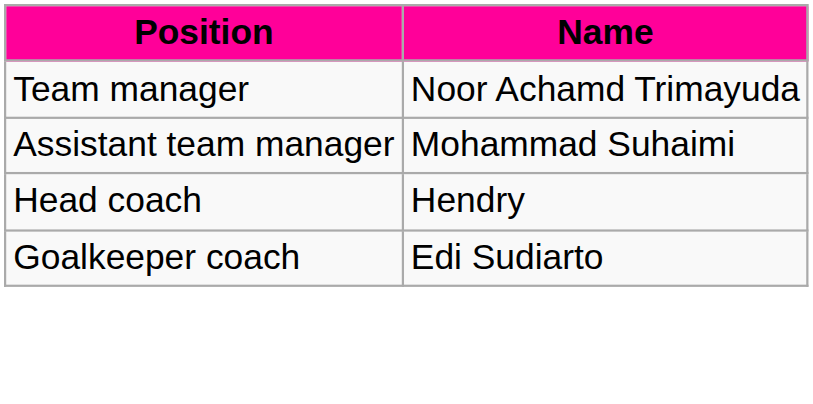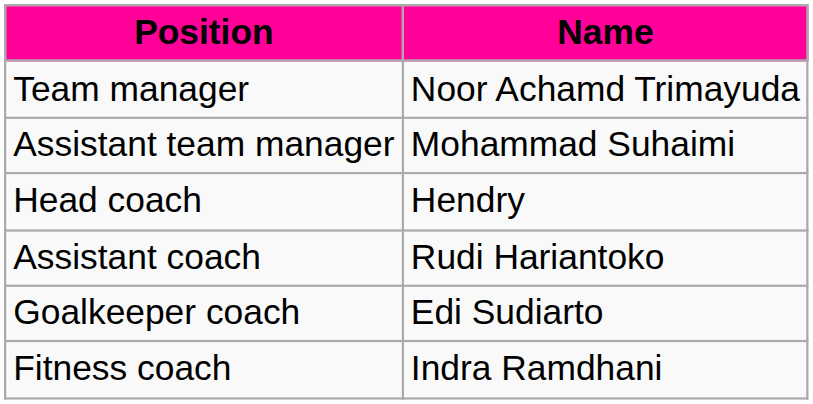+ row: (137, 256)
+ row: (122, 369)
